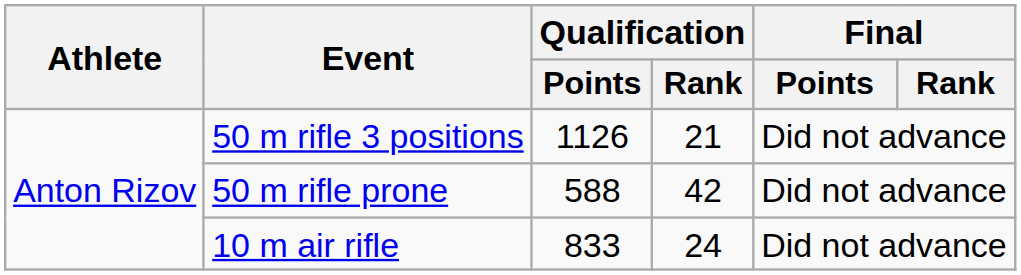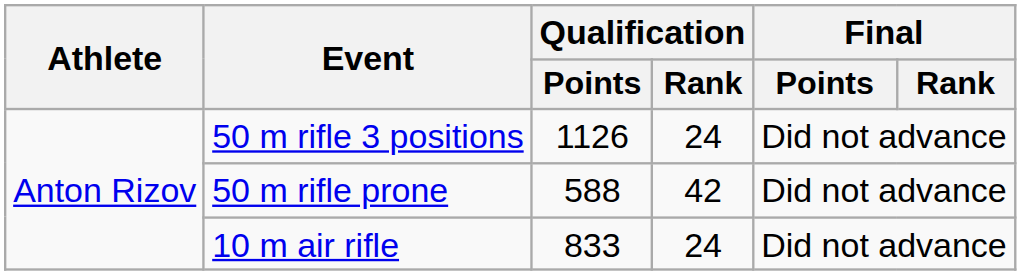(703, 137) 21 -> (703, 137) 24
